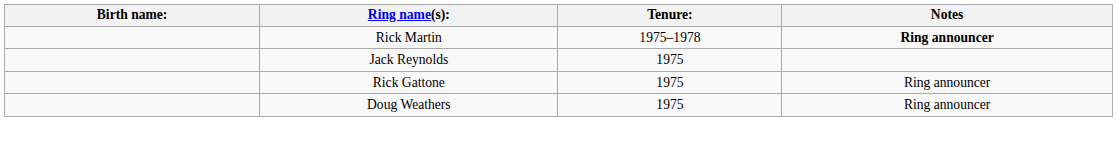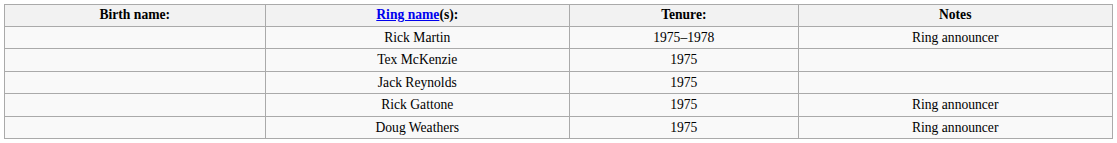(947, 37) bold -> (955, 37) normal
+ row: (417, 60)
